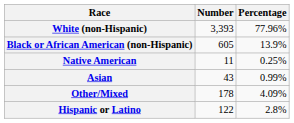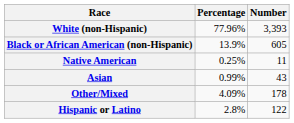columns swapped: (215, 12) <-> (262, 12)
